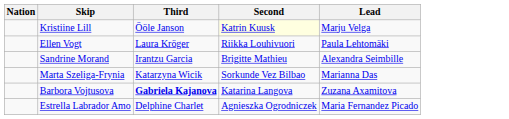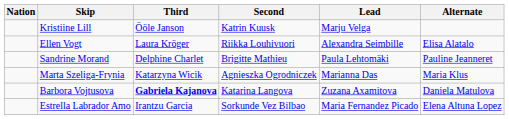+ column: (462, 12)
(248, 28) lightyellow background -> (248, 28) no background
(355, 43) Paula Lehtomäki -> (362, 43) Alexandra Seimbille
(164, 59) Irantzu Garcia -> (169, 59) Delphine Charlet
(362, 59) Alexandra Seimbille -> (355, 59) Paula Lehtomäki
(263, 75) Sorkunde Vez Bilbao -> (269, 75) Agnieszka Ogrodniczek
(169, 106) Delphine Charlet -> (164, 106) Irantzu Garcia
(269, 106) Agnieszka Ogrodniczek -> (263, 106) Sorkunde Vez Bilbao
